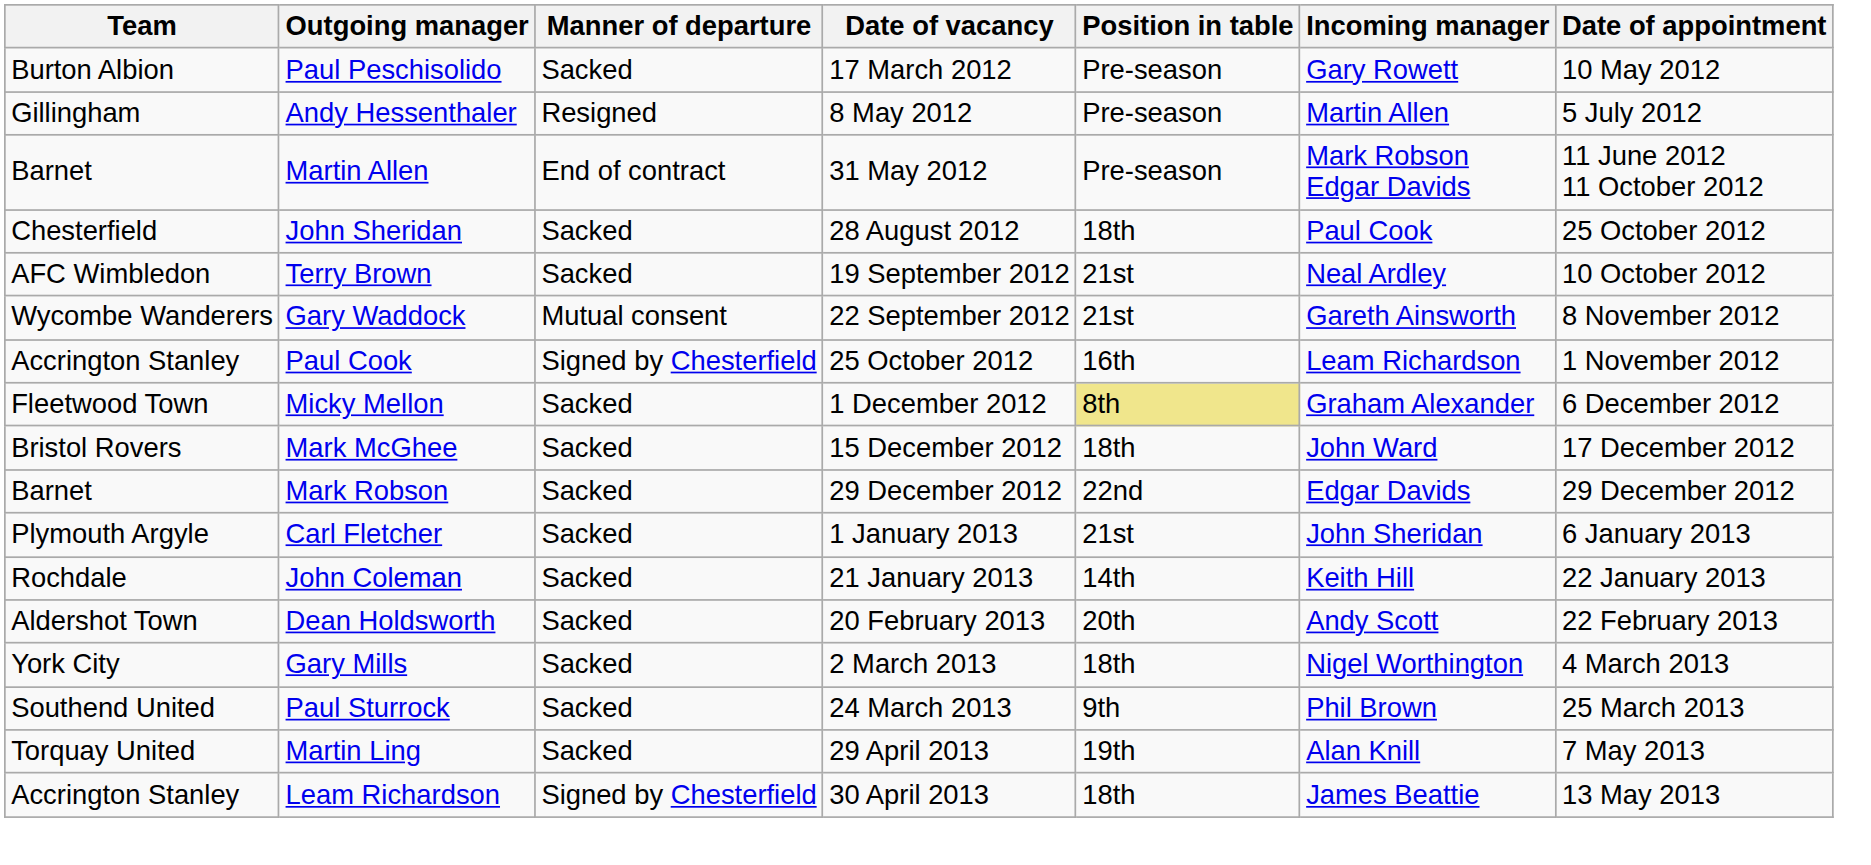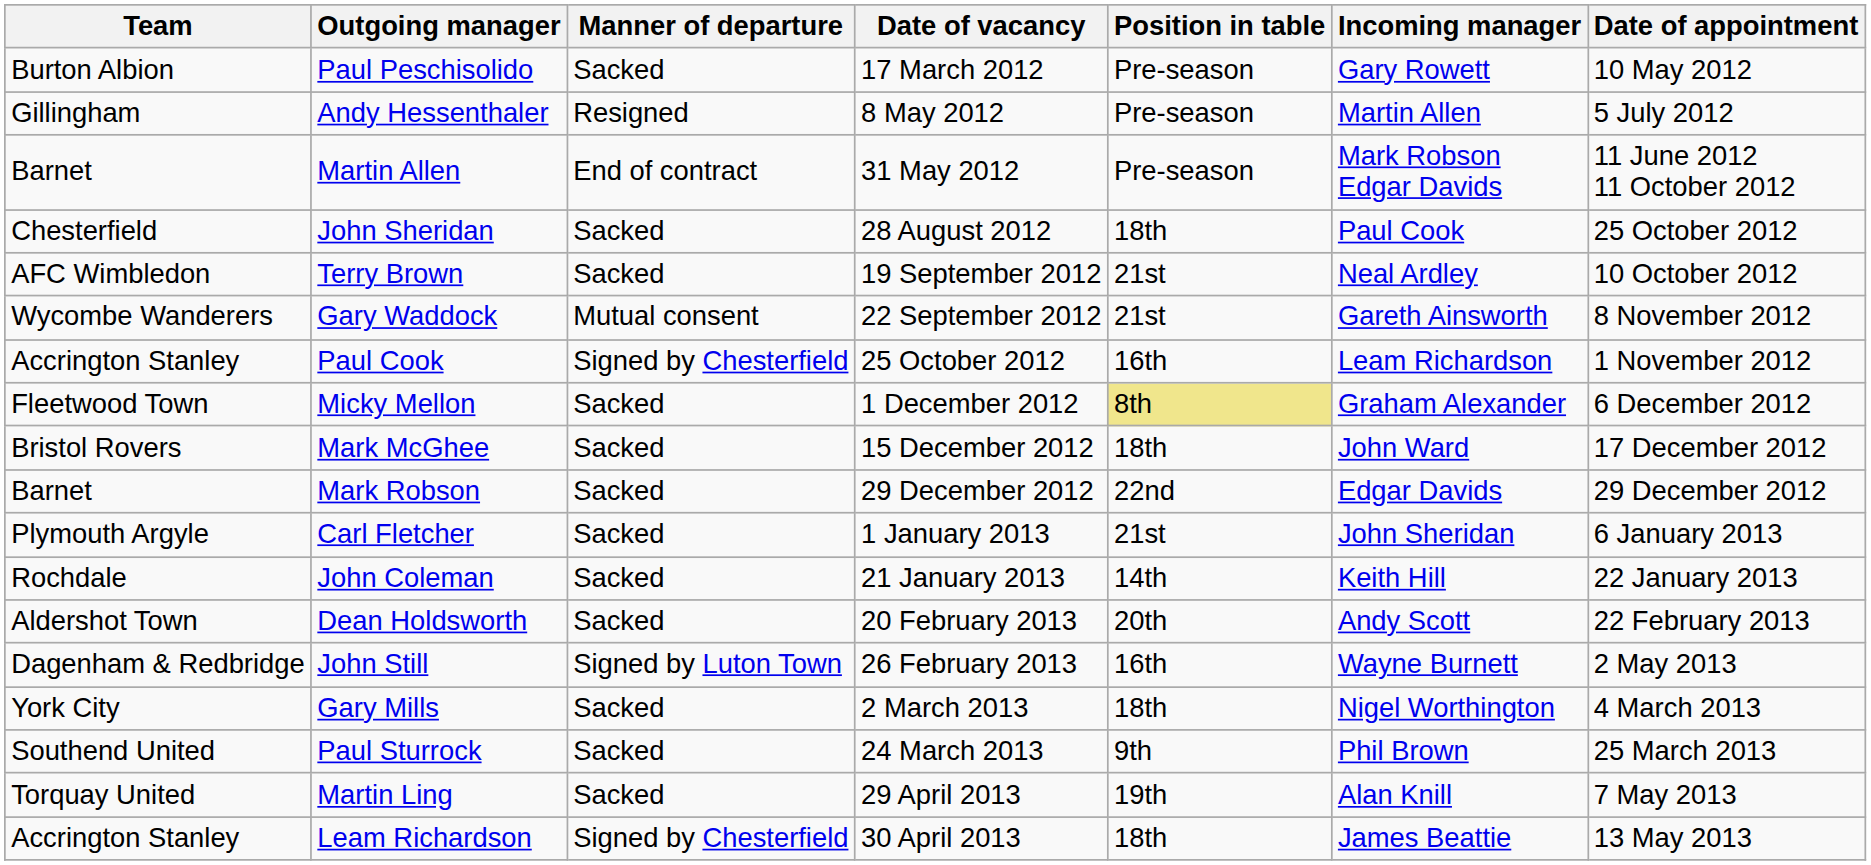+ row: (373, 664)
